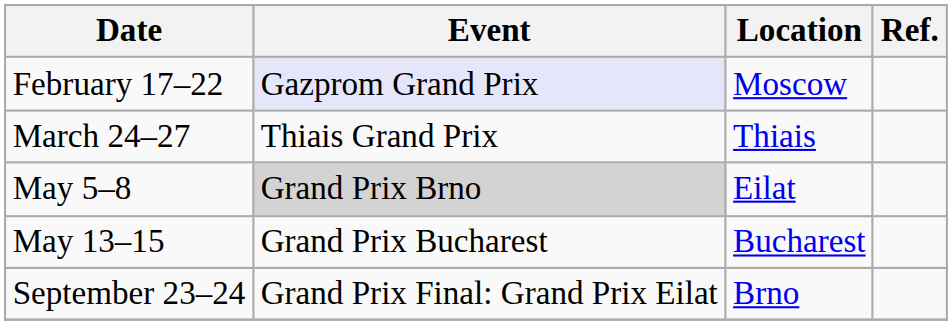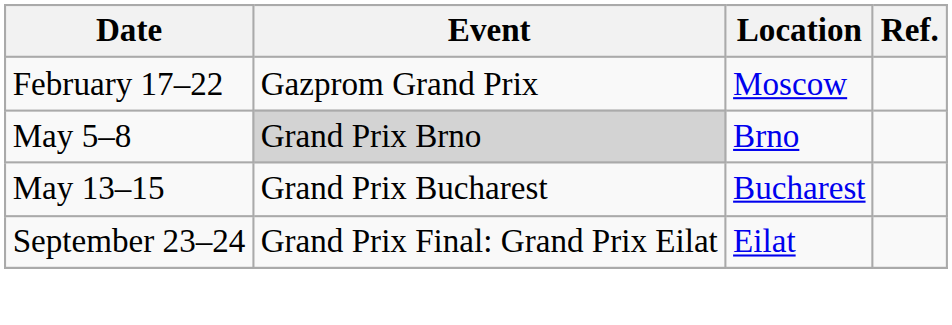(400, 83) lavender background -> (400, 83) no background
- row: (101, 135)
(764, 188) Eilat -> (766, 135) Brno
(766, 293) Brno -> (764, 240) Eilat
